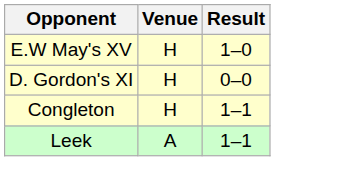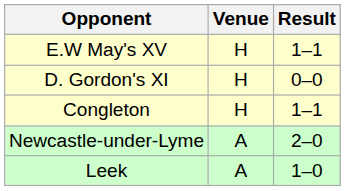(236, 49) 1–0 -> (307, 49) 1–1
+ row: (107, 140)
(236, 140) 1–1 -> (307, 170) 1–0
